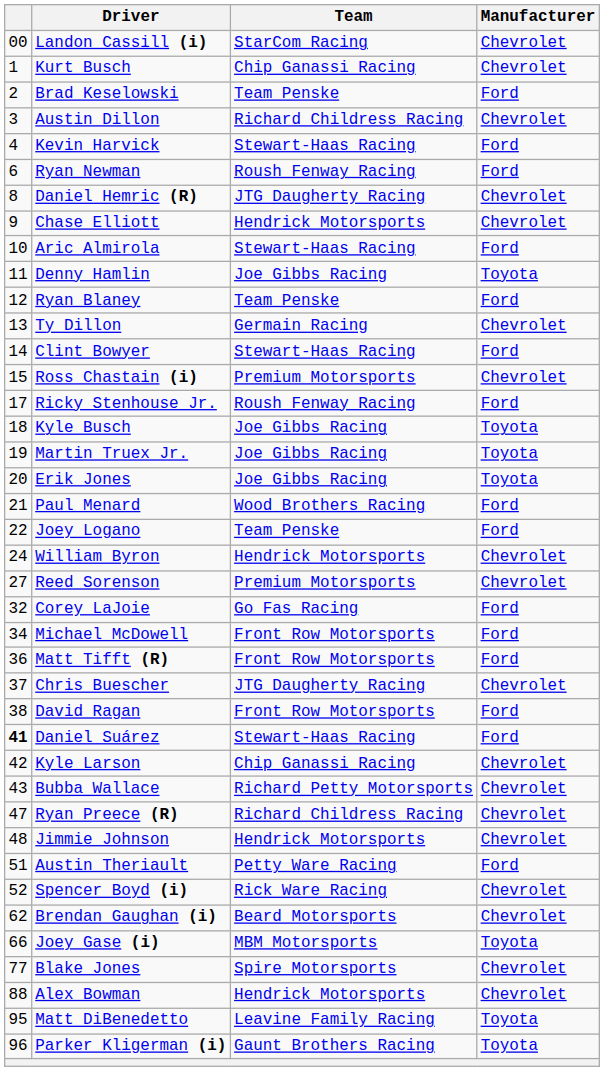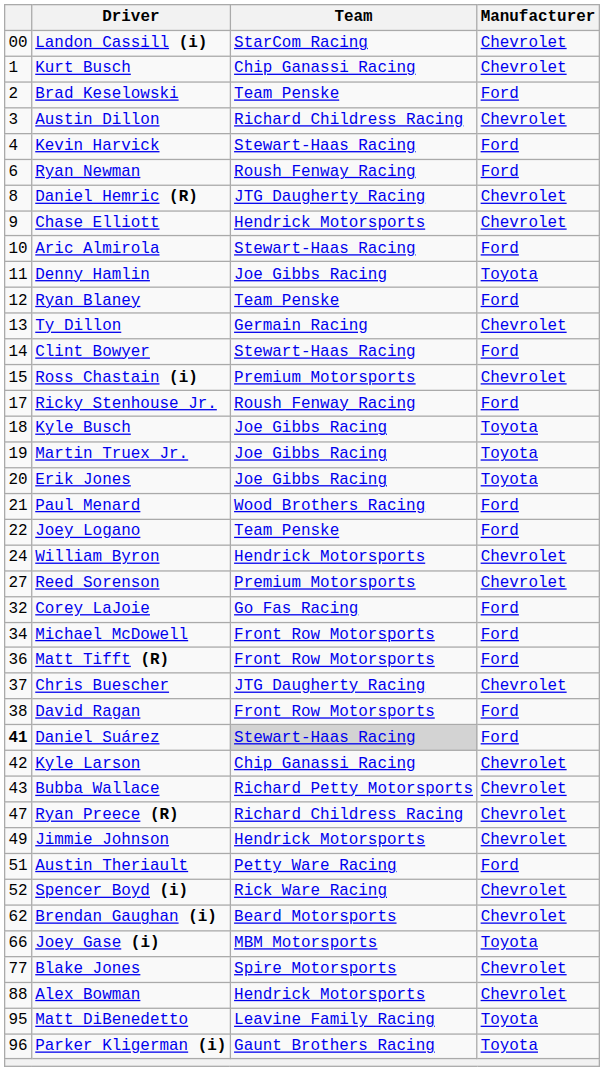(325, 738) no background -> (325, 738) lightgrey background
(18, 841) 48 -> (18, 841) 49
